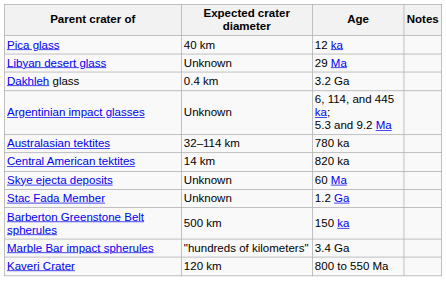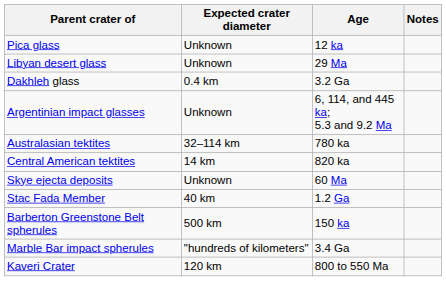(200, 44) 40 km -> (208, 44) Unknown
(208, 198) Unknown -> (200, 198) 40 km
